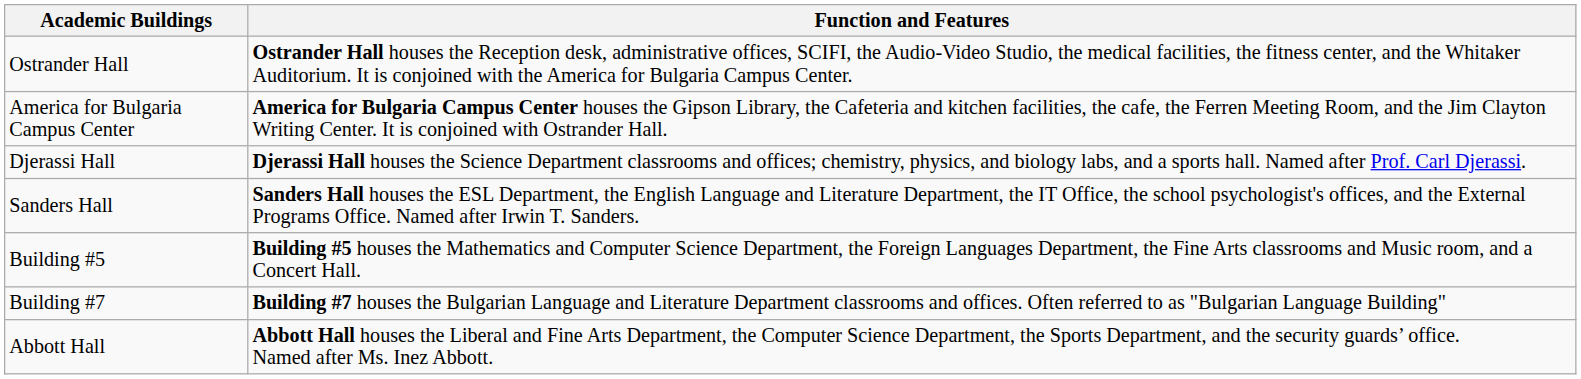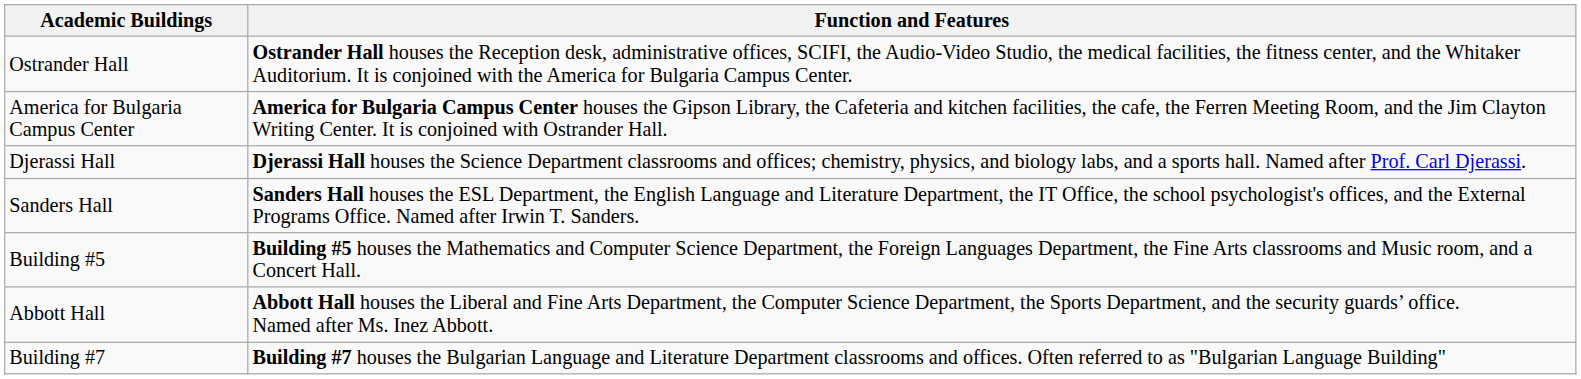rows swapped: (57, 346) <-> (57, 303)
